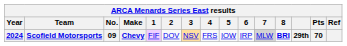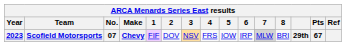(15, 35) 2024 -> (15, 35) 2023
(112, 35) 09 -> (112, 35) 07
(283, 35) bold -> (283, 35) normal
(318, 35) 70 -> (318, 35) 67
